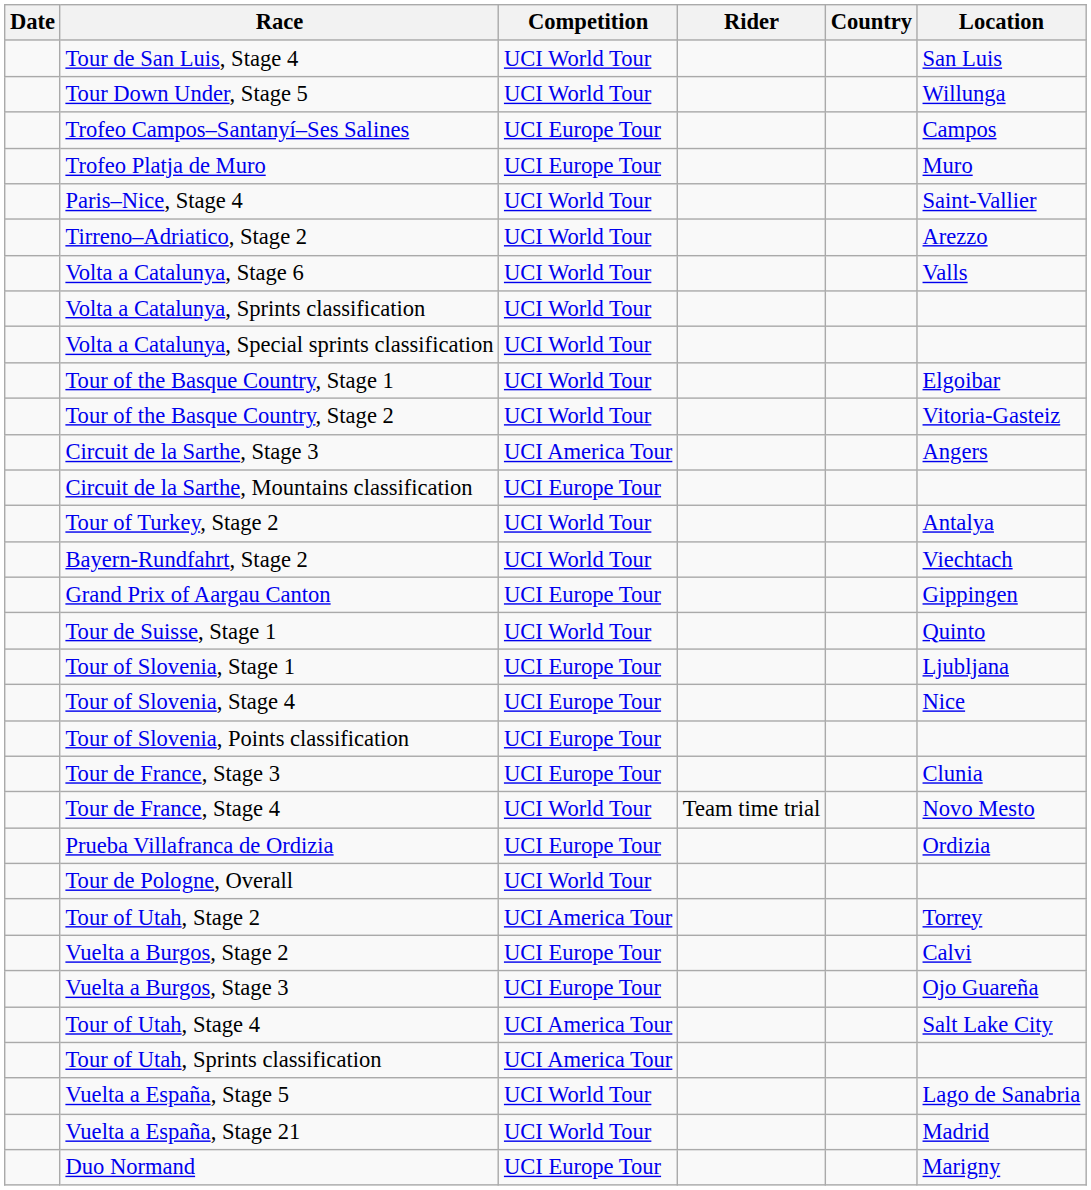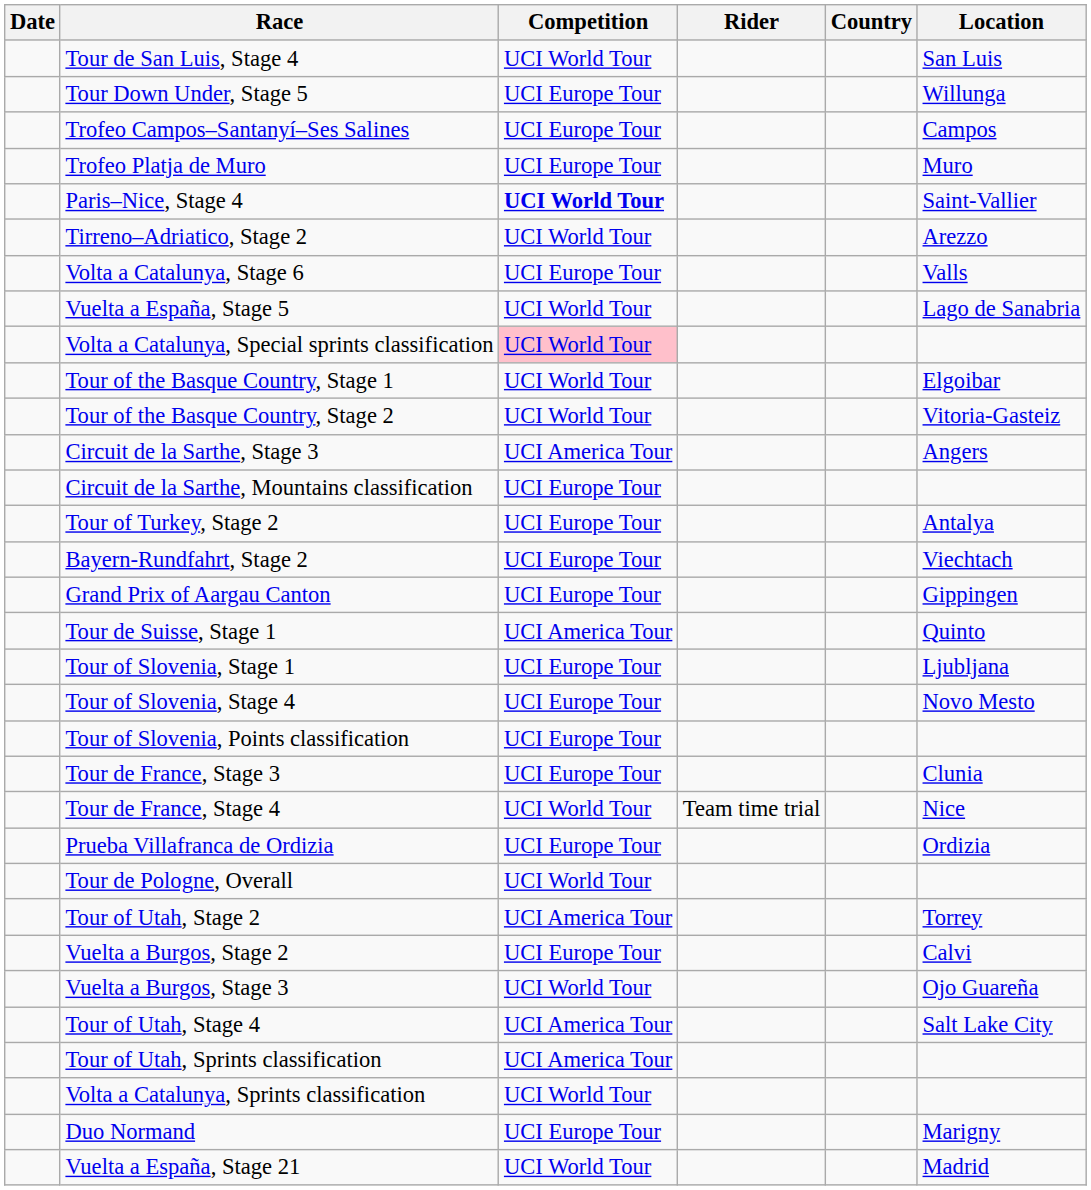(578, 93) UCI World Tour -> (583, 93) UCI Europe Tour
(578, 201) normal -> (584, 201) bold
(578, 272) UCI World Tour -> (583, 272) UCI Europe Tour
rows swapped: (245, 308) <-> (177, 1095)
(578, 344) no background -> (578, 344) pink background
(578, 523) UCI World Tour -> (583, 523) UCI Europe Tour
(578, 559) UCI World Tour -> (583, 559) UCI Europe Tour
(578, 630) UCI World Tour -> (588, 630) UCI America Tour
(944, 702) Nice -> (979, 702) Novo Mesto
(979, 809) Novo Mesto -> (944, 809) Nice
(583, 988) UCI Europe Tour -> (578, 988) UCI World Tour
rows swapped: (183, 1131) <-> (130, 1167)
